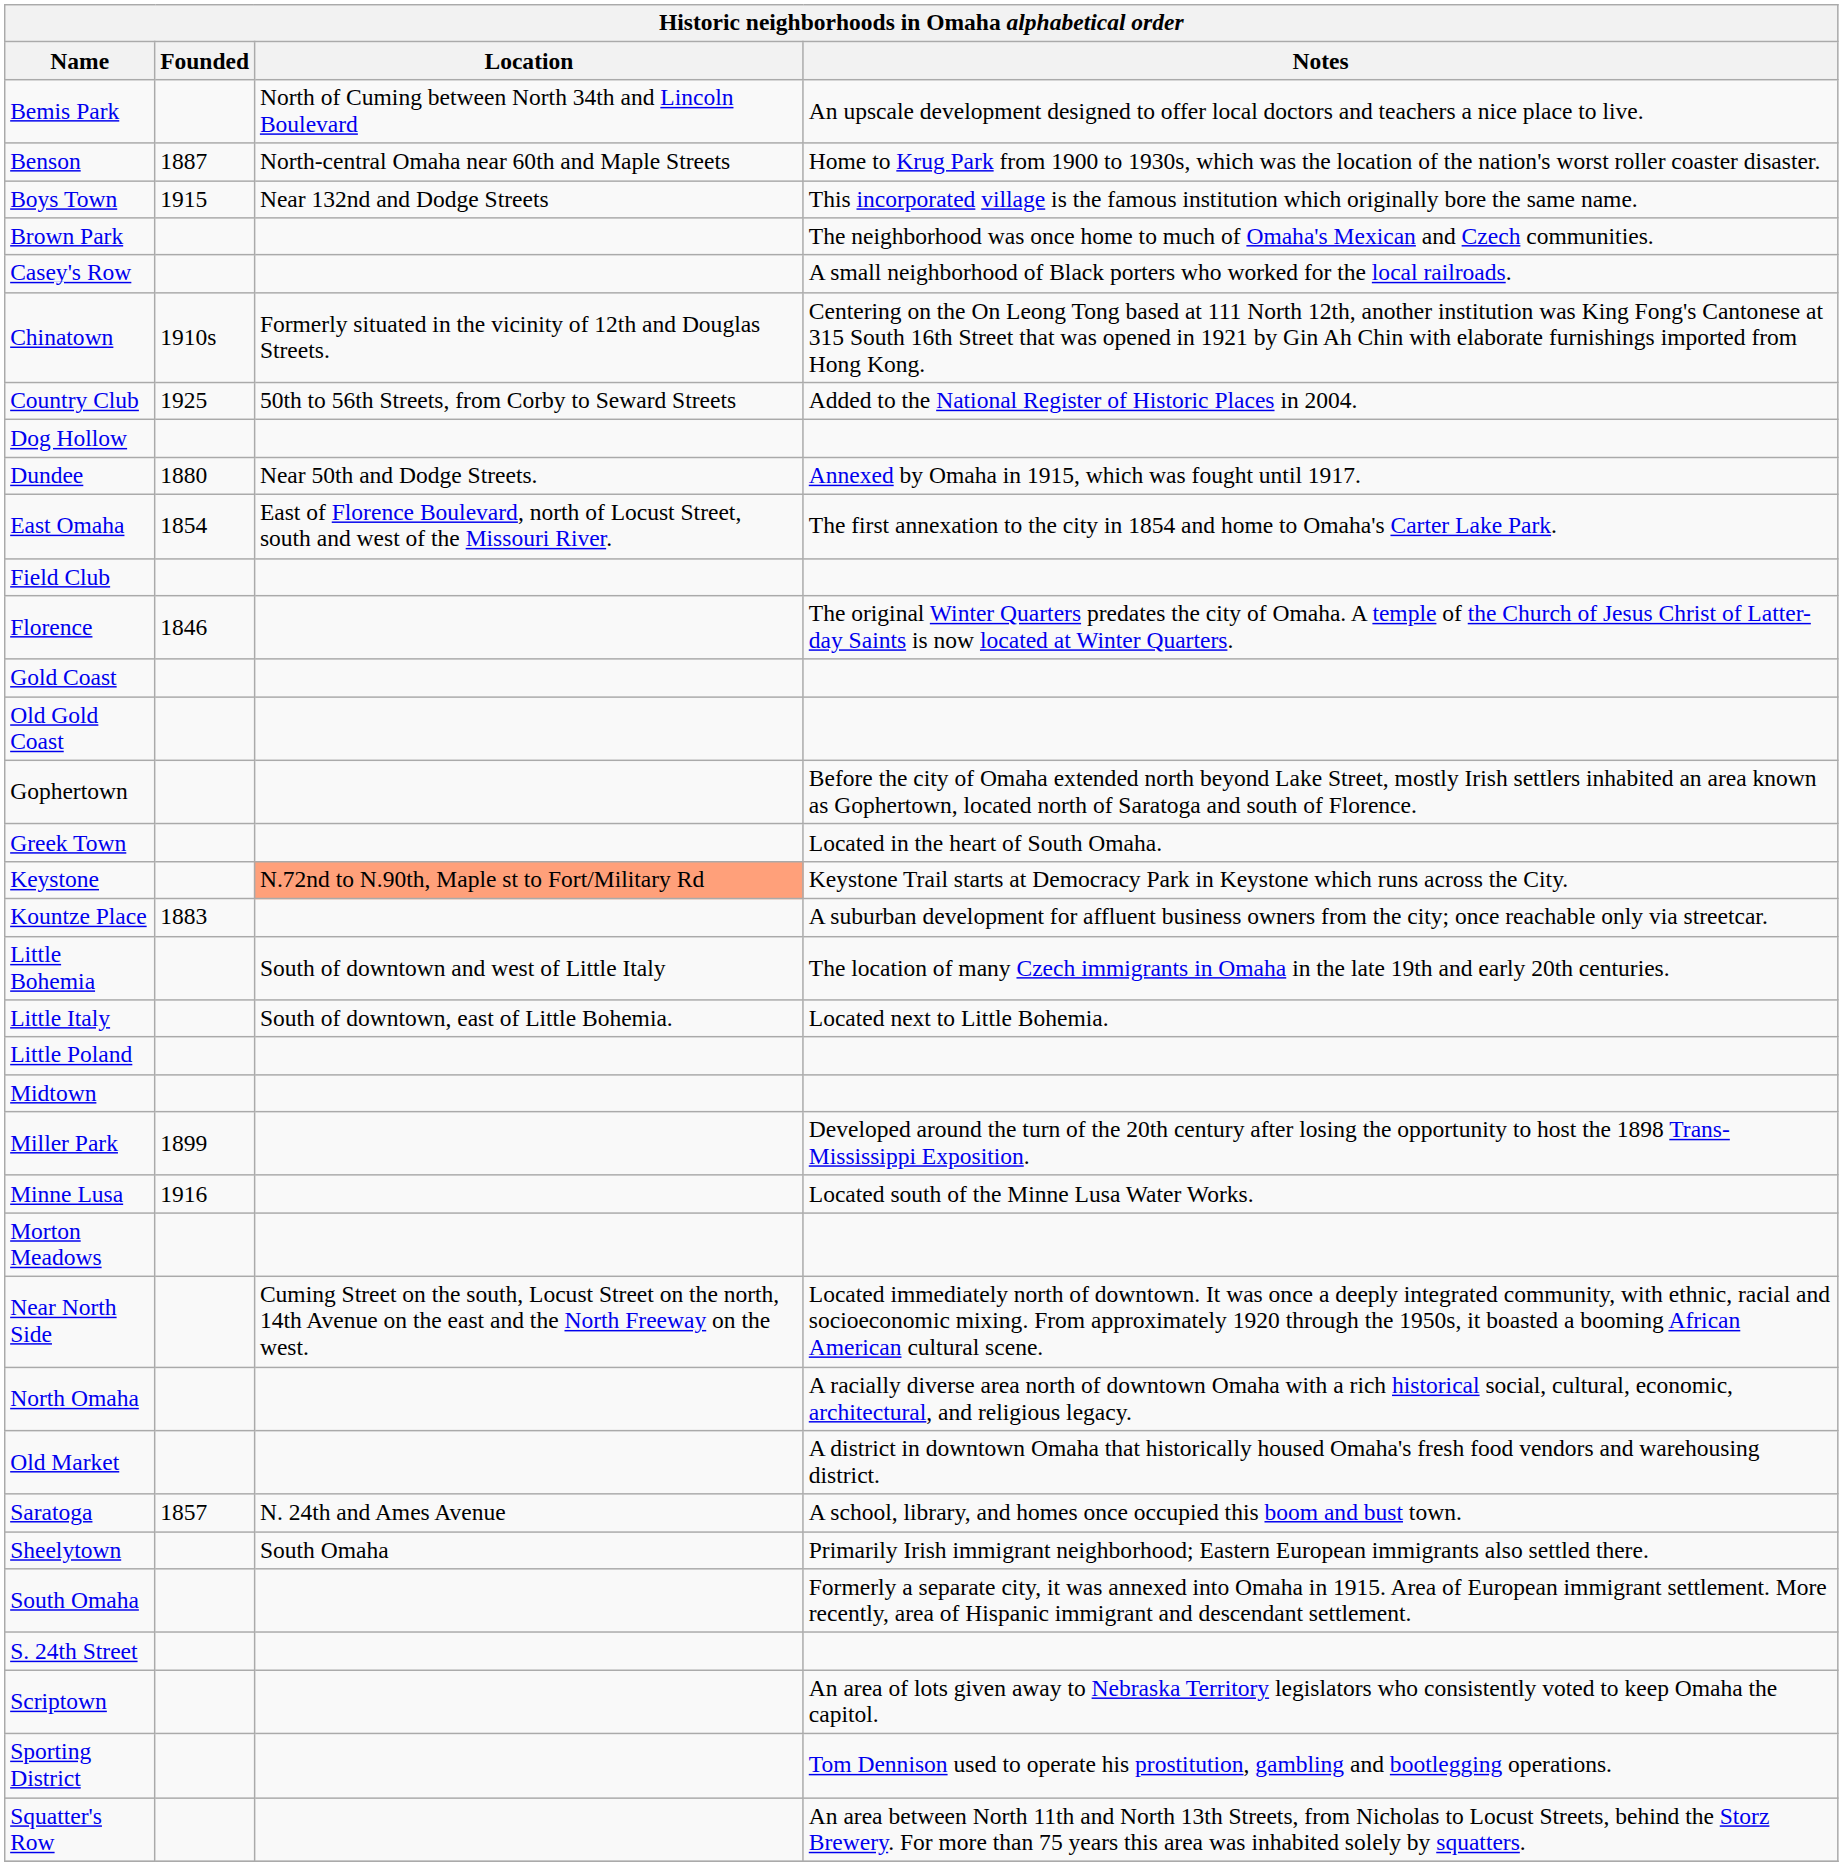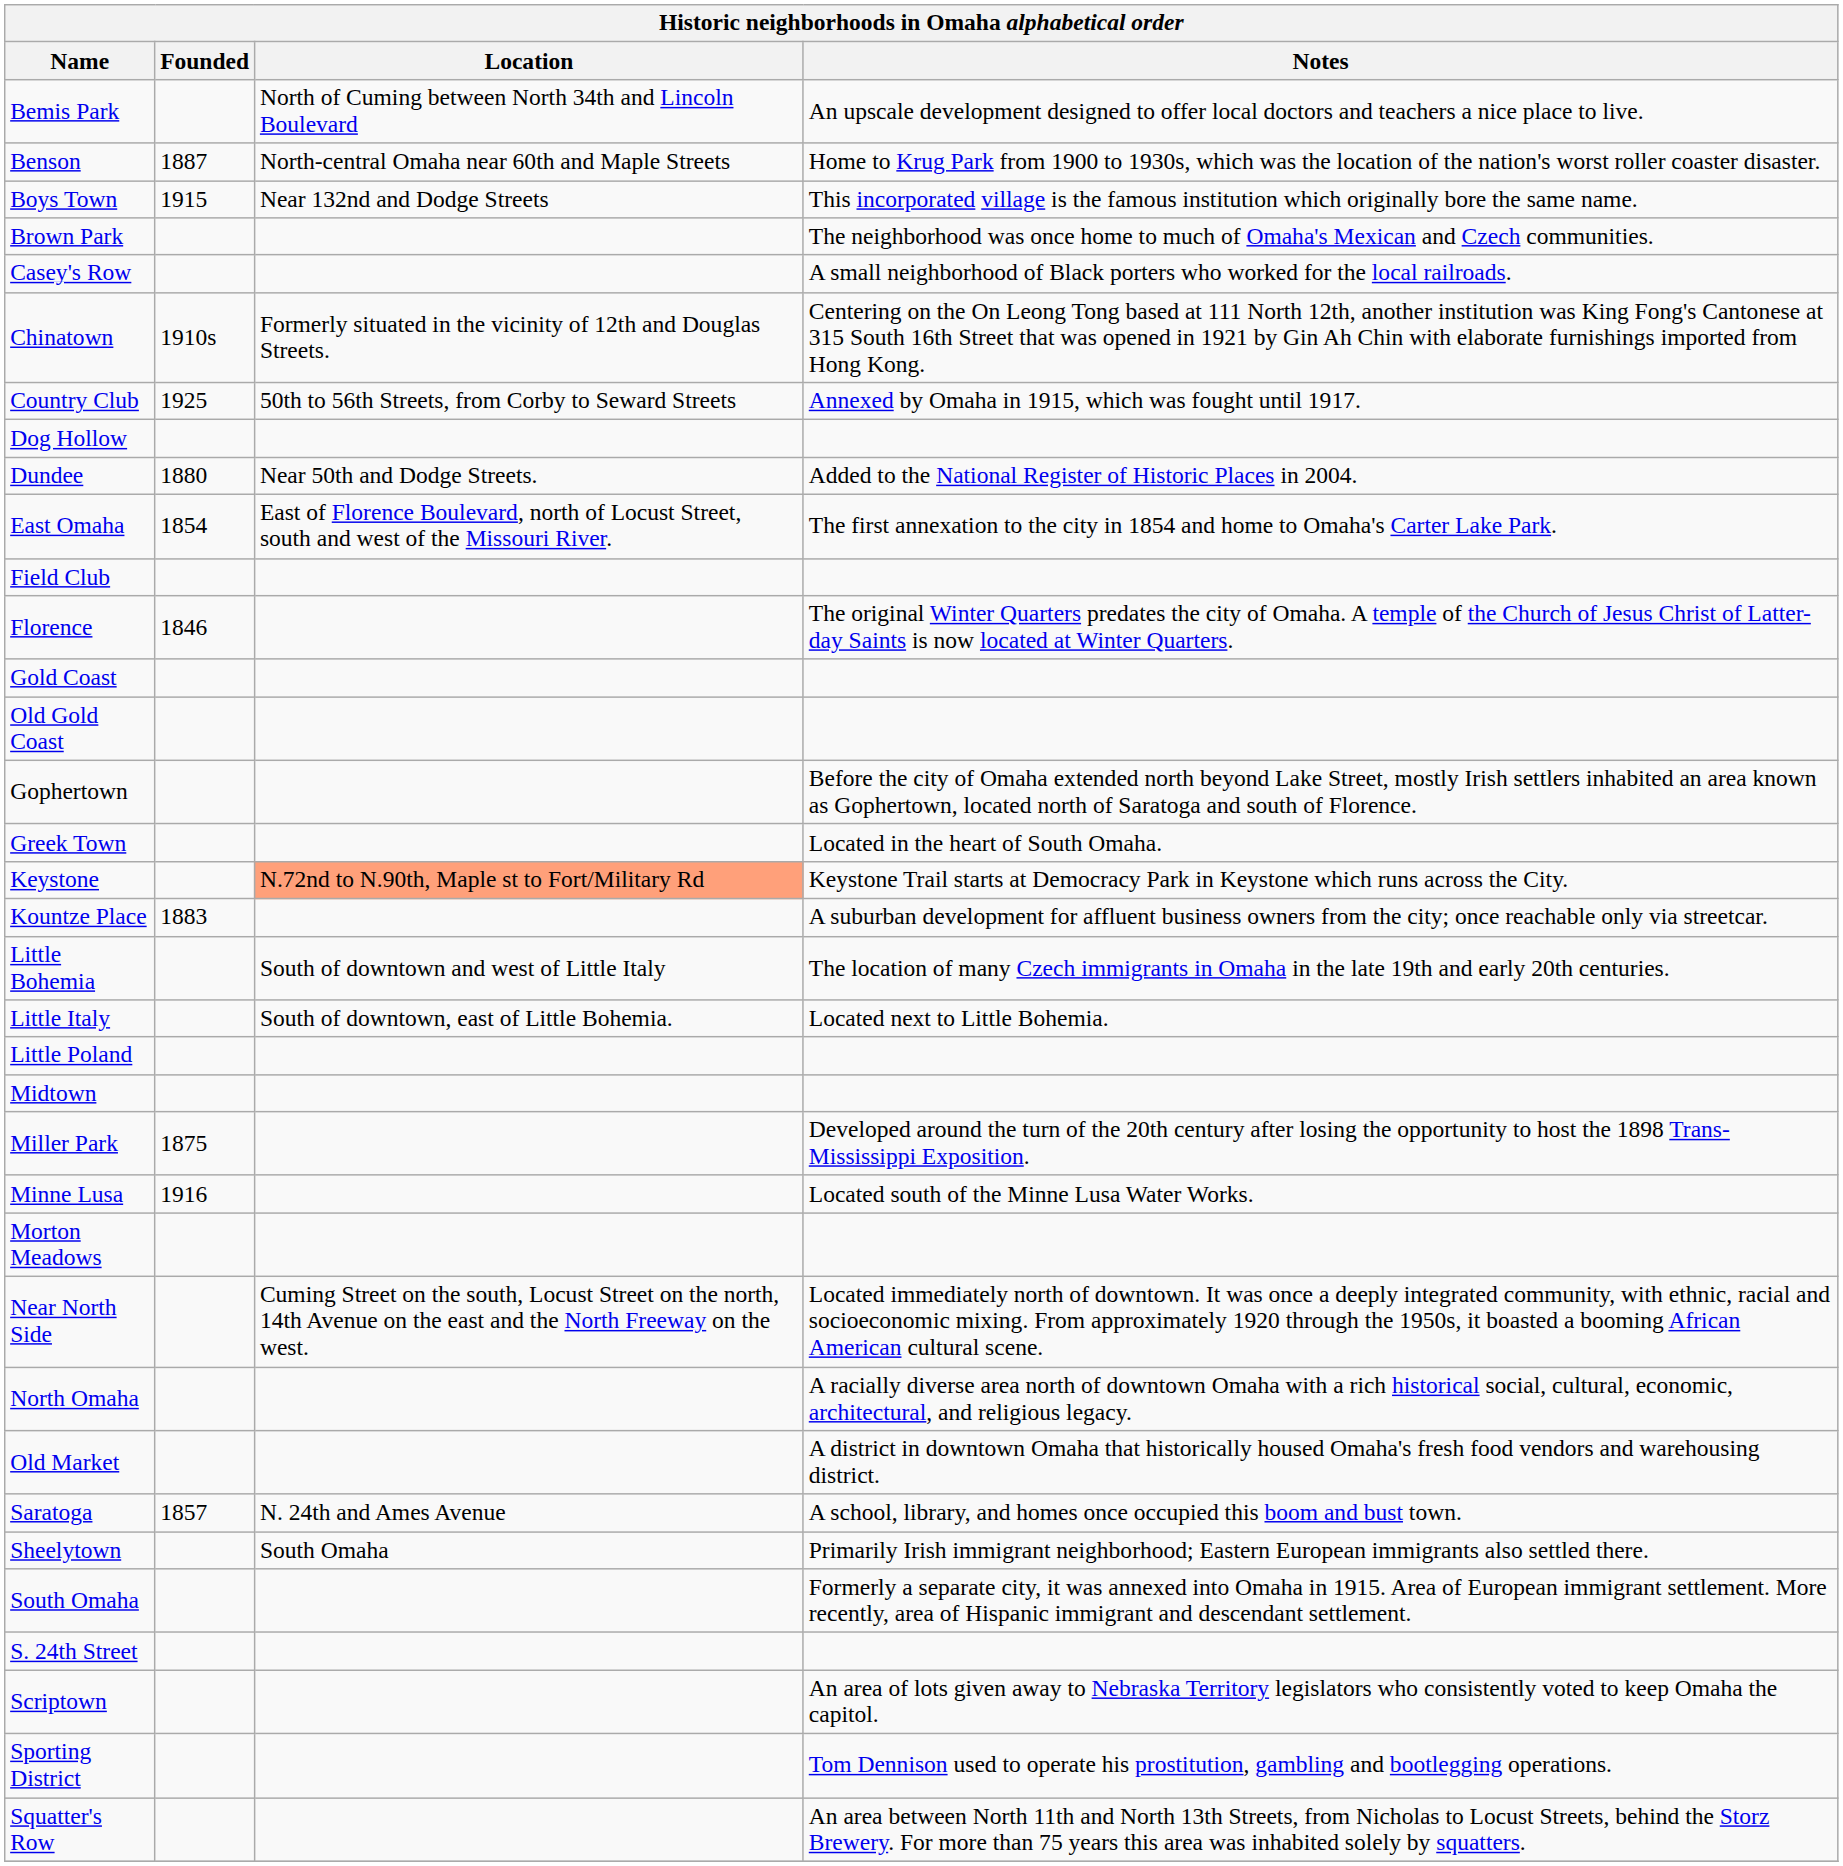(1083, 400) Added to the National Register of Historic Places in 2004. -> (1085, 400) Annexed by Omaha in 1915, which was fought until 1917.
(1085, 475) Annexed by Omaha in 1915, which was fought until 1917. -> (1083, 475) Added to the National Register of Historic Places in 2004.
(184, 1143) 1899 -> (184, 1143) 1875
